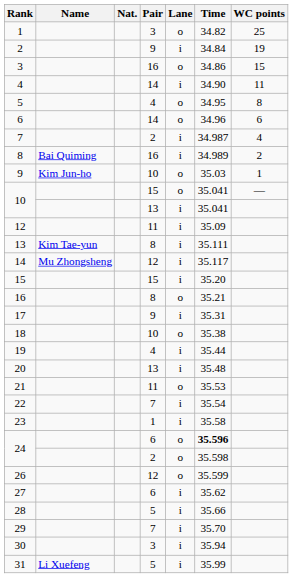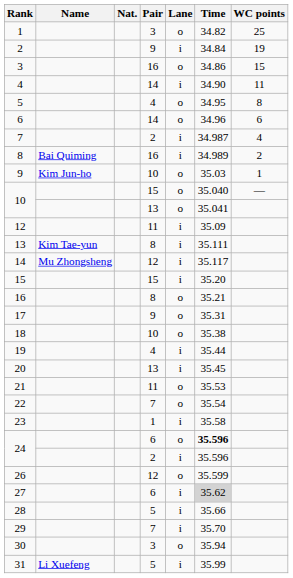(213, 191) 35.041 -> (213, 191) 35.040
(180, 208) i -> (180, 208) o
(180, 315) i -> (180, 315) o
(213, 368) 35.48 -> (213, 368) 35.45
(180, 404) i -> (180, 404) o
(180, 457) o -> (180, 457) i
(213, 457) 35.598 -> (213, 457) 35.596
(213, 492) no background -> (213, 492) lightgrey background
(180, 546) i -> (180, 546) o
